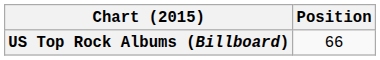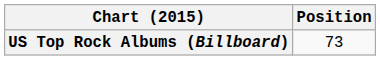(334, 43) 66 -> (334, 43) 73
